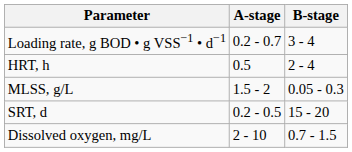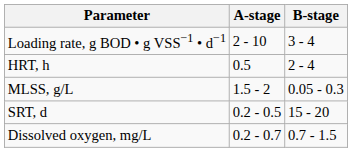(257, 41) 0.2 - 0.7 -> (250, 41) 2 - 10
(250, 135) 2 - 10 -> (257, 135) 0.2 - 0.7
